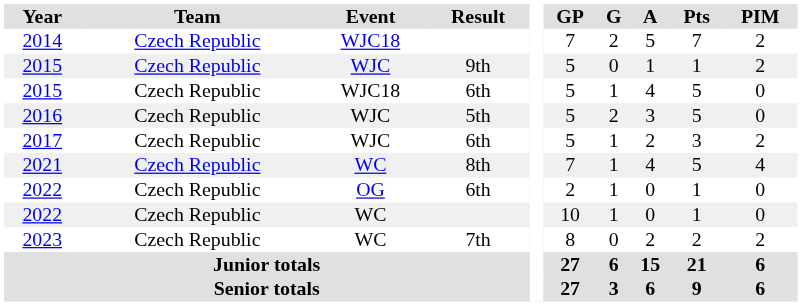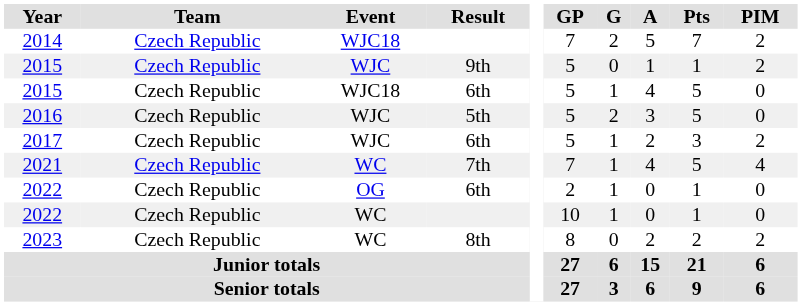(478, 165) 8th -> (478, 165) 7th
(478, 239) 7th -> (478, 239) 8th
